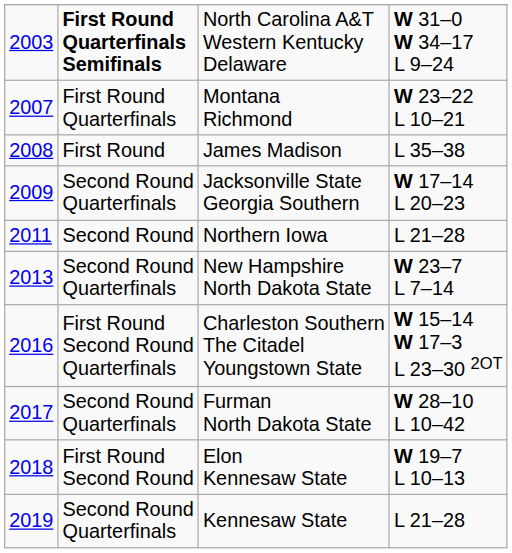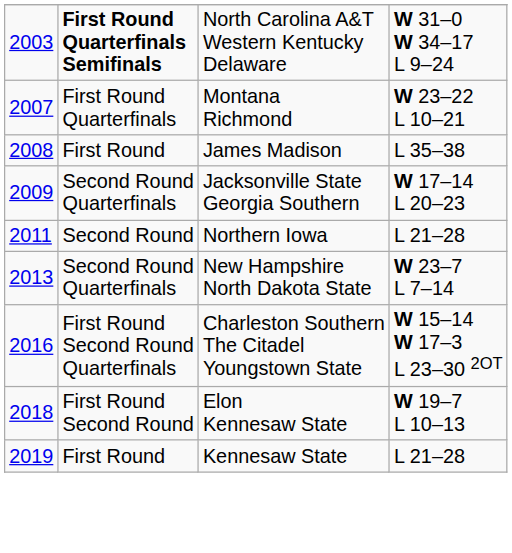- row: (287, 413)
(128, 520) Second Round Quarterfinals -> (114, 455) First Round
